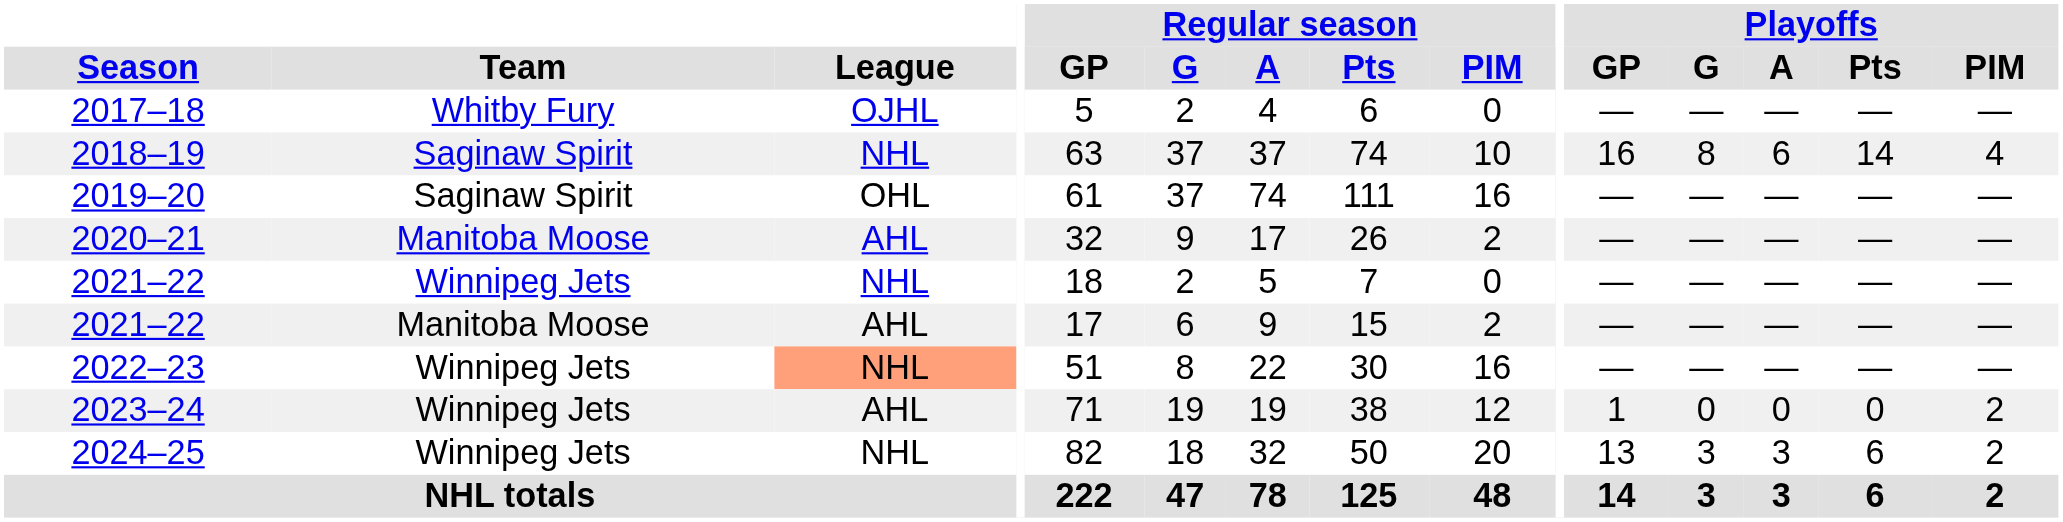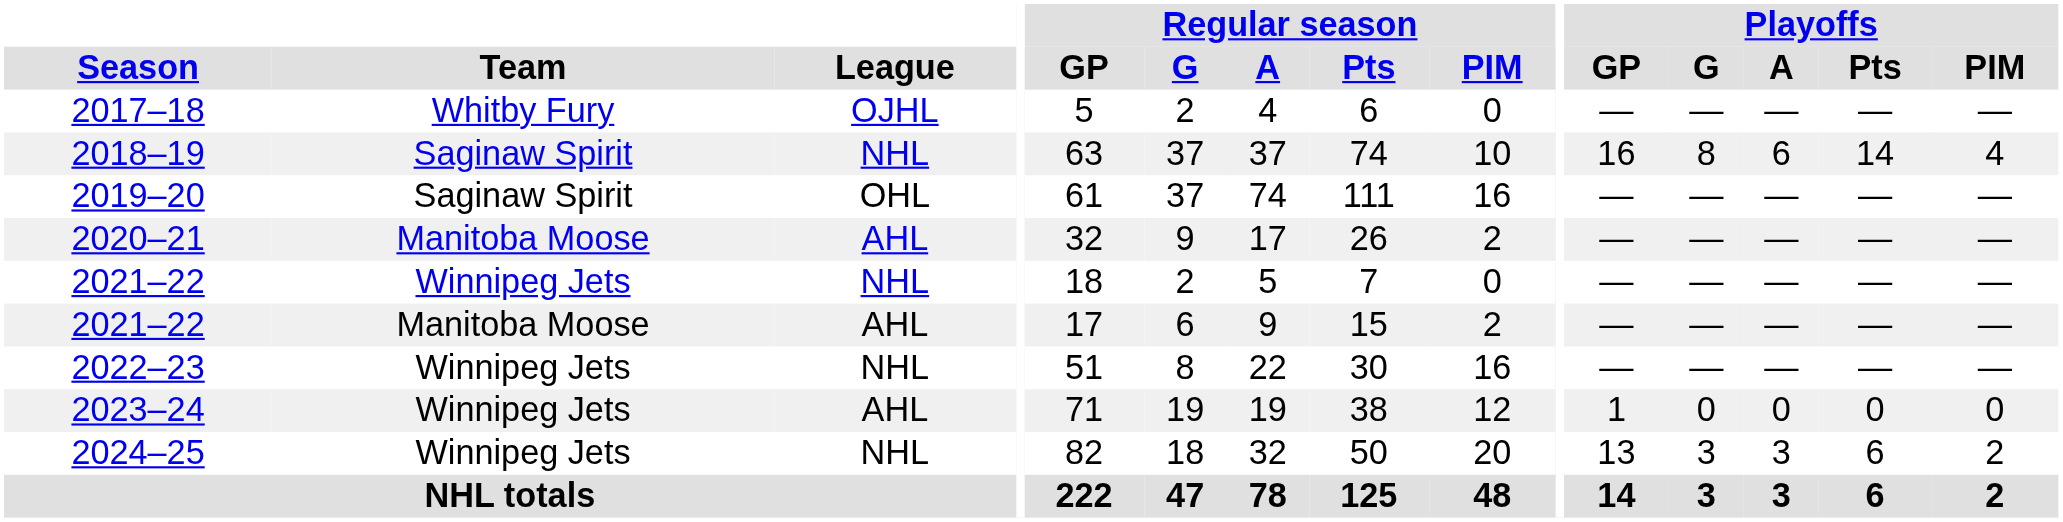(895, 367) lightsalmon background -> (895, 367) no background
(1995, 410) 2 -> (1995, 410) 0
